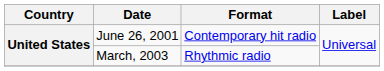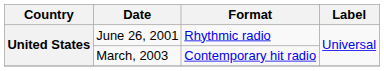(250, 35) Contemporary hit radio -> (228, 35) Rhythmic radio
(228, 55) Rhythmic radio -> (250, 55) Contemporary hit radio
